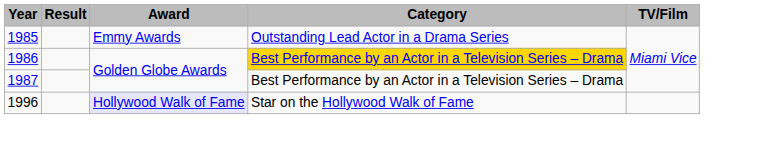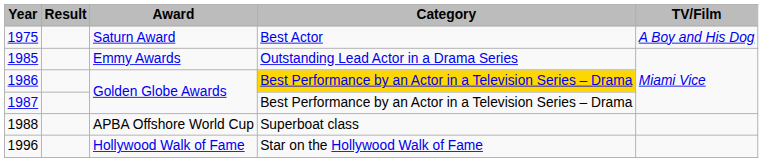+ row: (23, 37)
+ row: (23, 124)
(169, 102) lavender background -> (169, 146) no background
